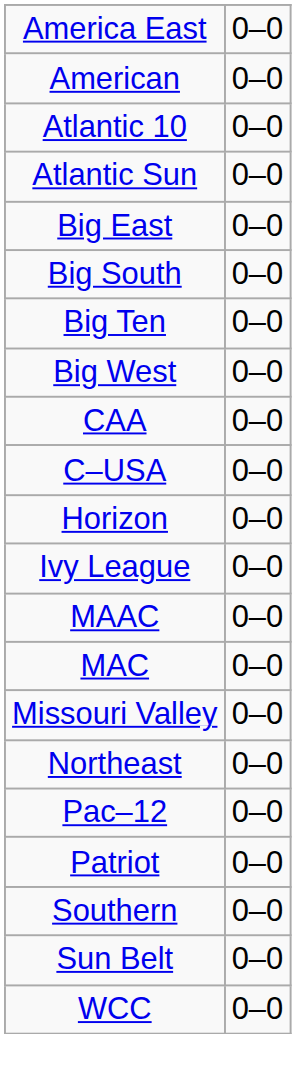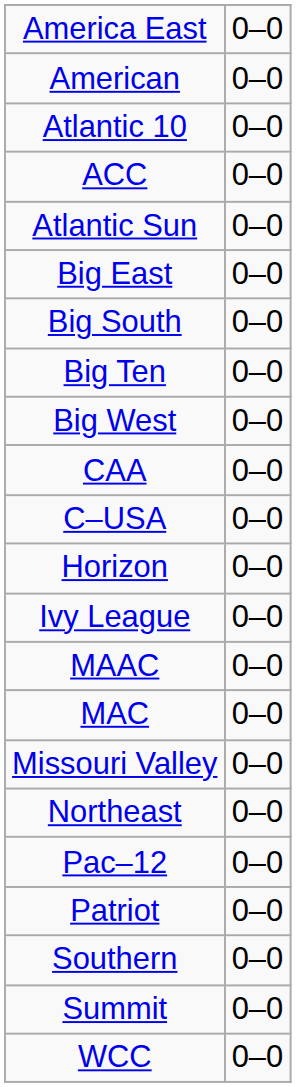+ row: (115, 175)
+ row: (115, 1008)
- row: (115, 959)
